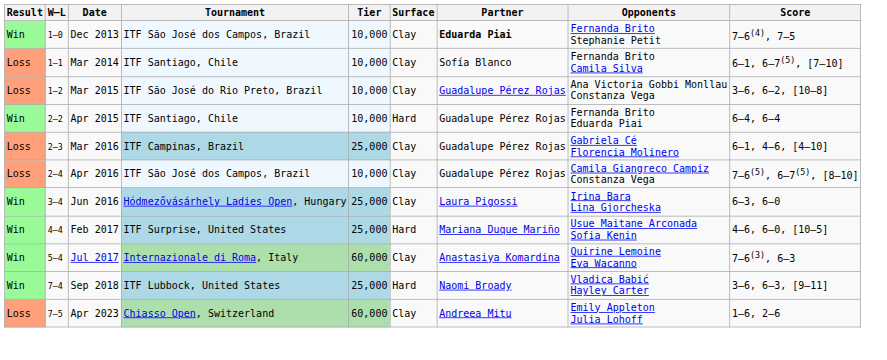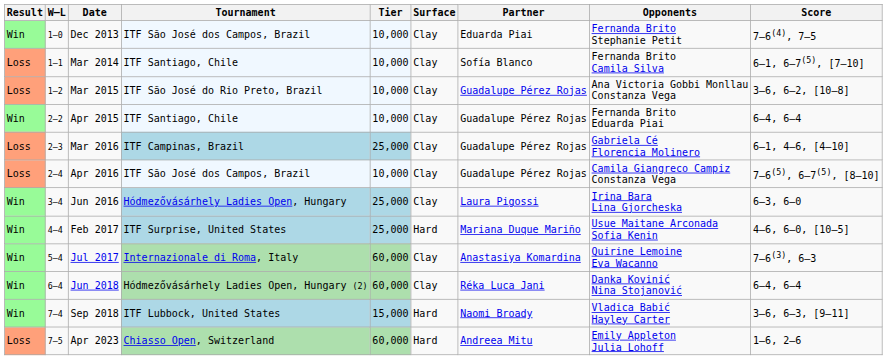(475, 35) bold -> (496, 35) normal
(404, 118) Hard -> (425, 118) Clay
+ row: (95, 285)
(369, 285) 25,000 -> (390, 313) 15,000
(404, 313) Clay -> (425, 341) Hard
